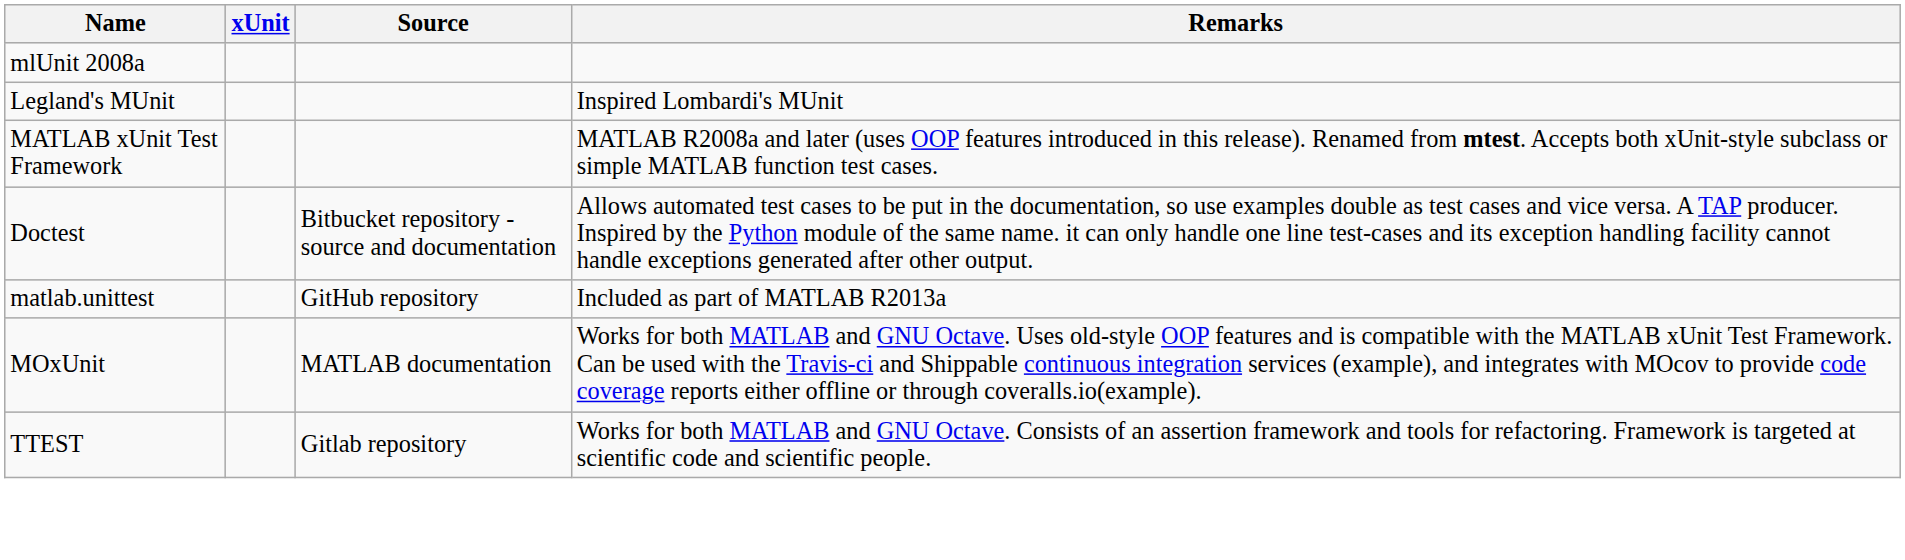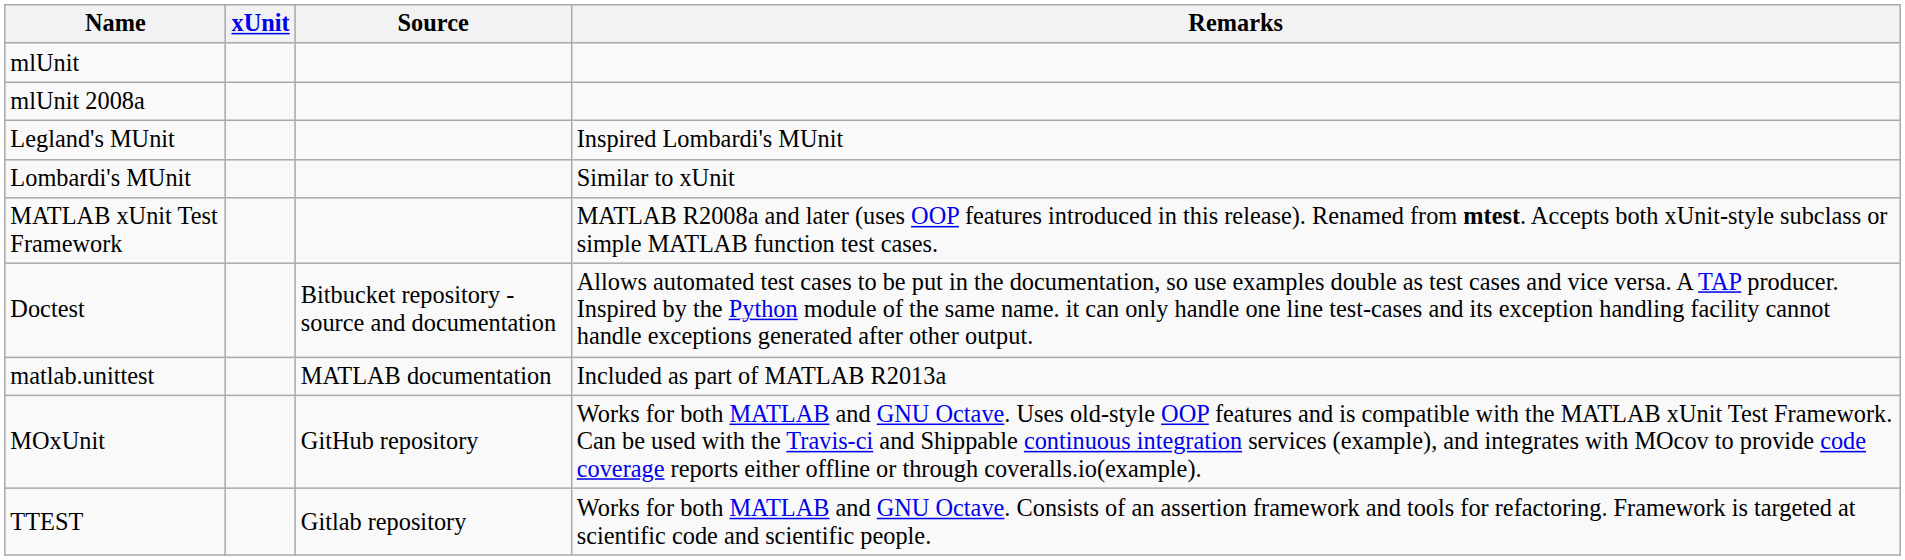+ row: (45, 62)
+ row: (101, 178)
(390, 298) GitHub repository -> (426, 375) MATLAB documentation
(426, 364) MATLAB documentation -> (390, 441) GitHub repository
